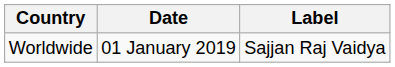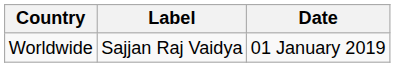columns swapped: (168, 18) <-> (315, 18)
